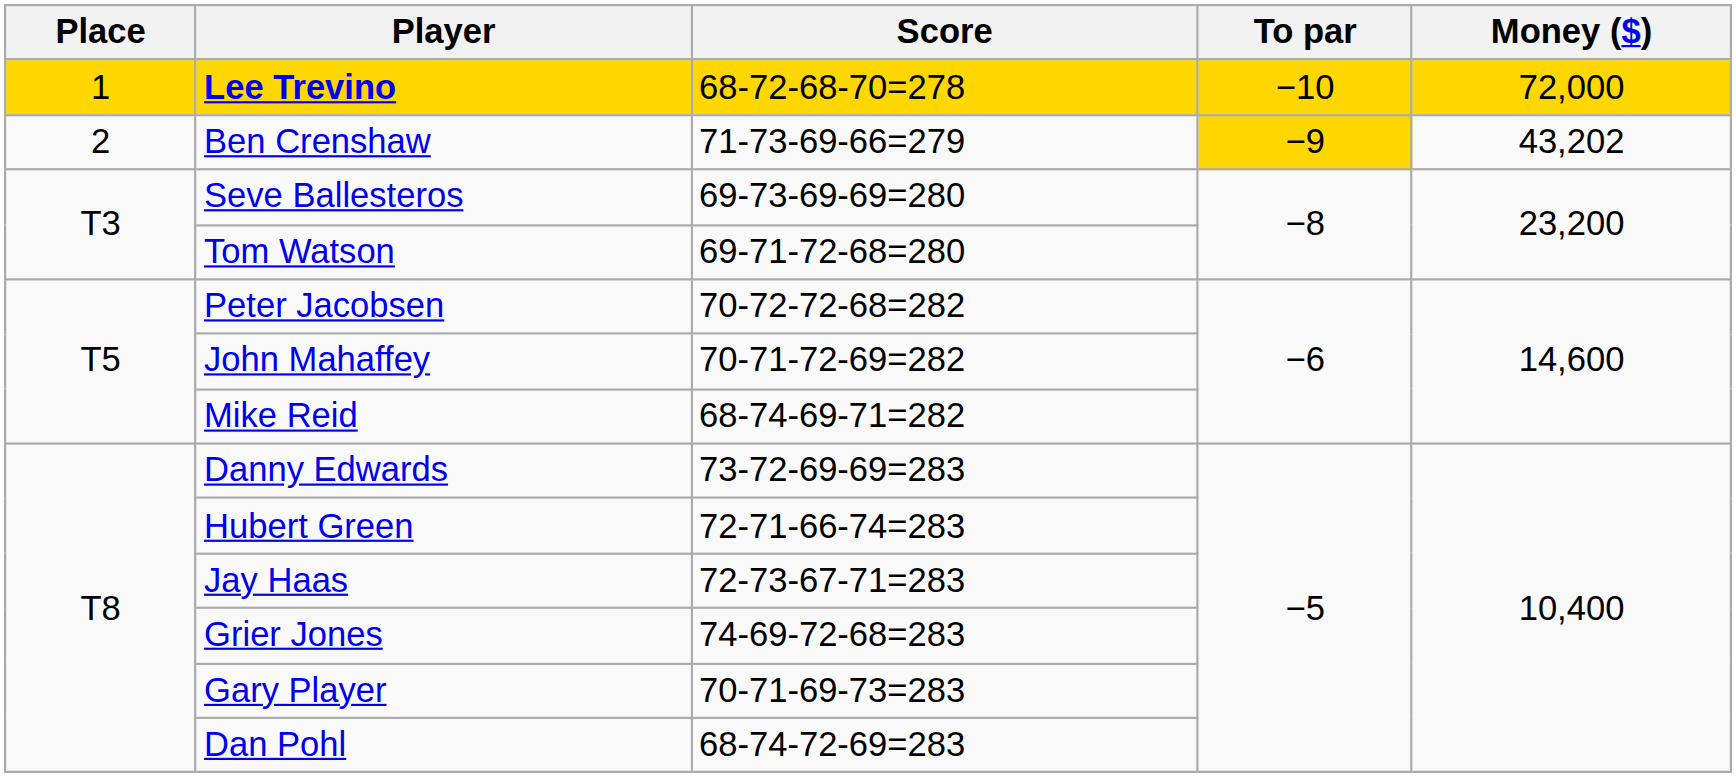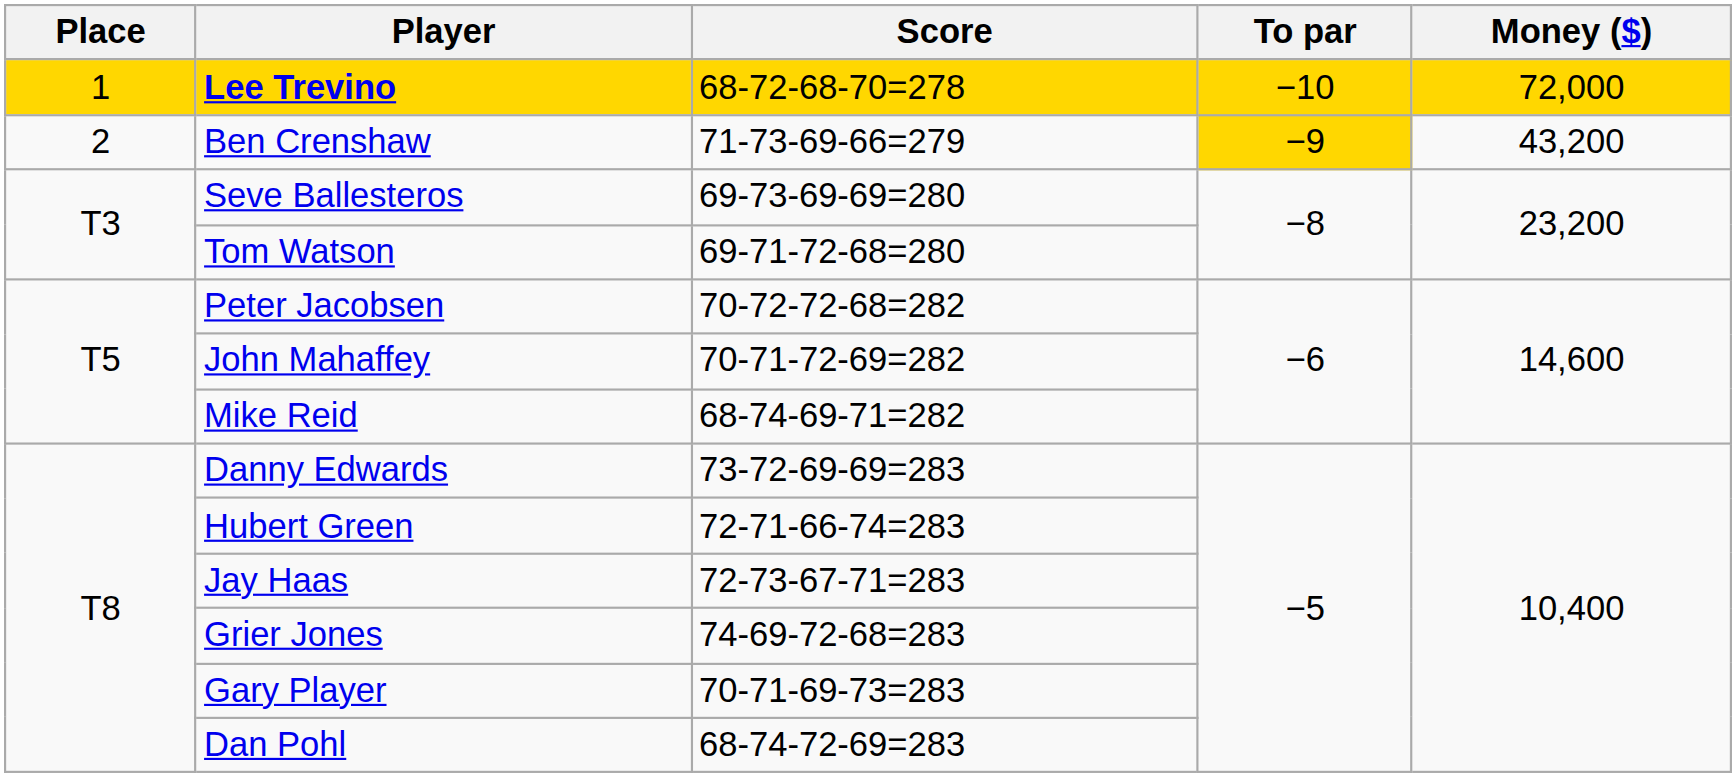(1572, 141) 43,202 -> (1572, 141) 43,200
